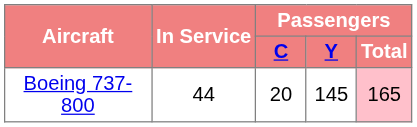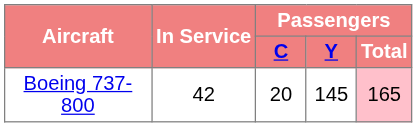(204, 94) 44 -> (204, 94) 42
